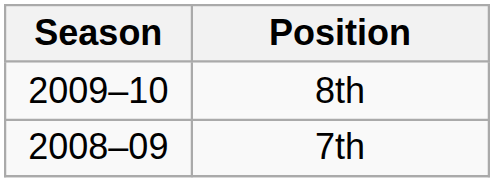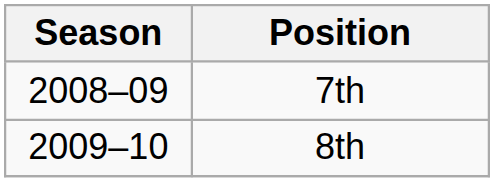rows swapped: (340, 147) <-> (340, 90)
